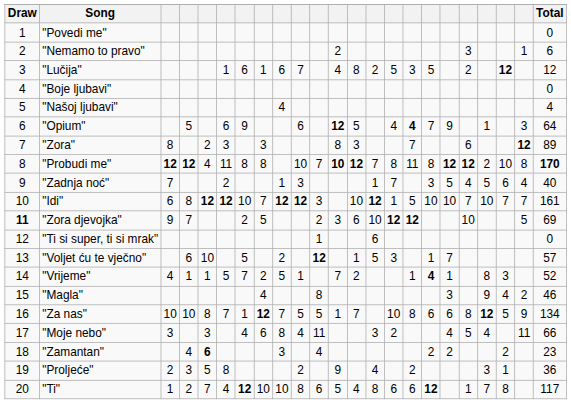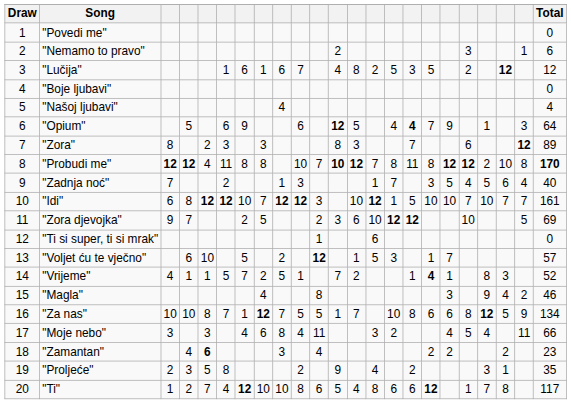(22, 220) bold -> (22, 220) normal
(550, 370) 36 -> (550, 370) 35
